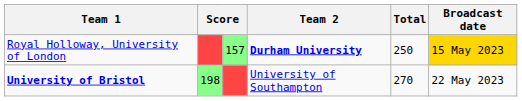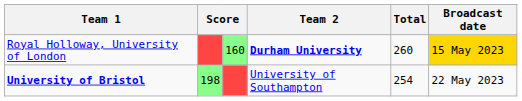(235, 50) 157 -> (235, 50) 160
(403, 50) 250 -> (403, 50) 260
(403, 80) 270 -> (403, 80) 254
